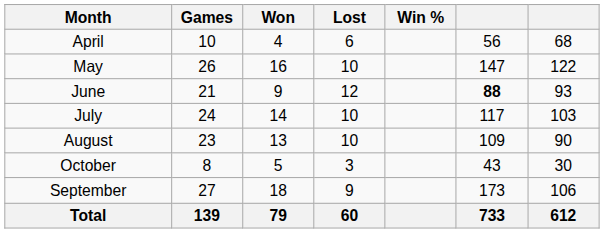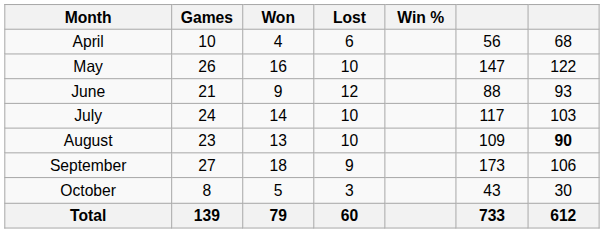(492, 91) bold -> (492, 91) normal
(563, 141) normal -> (563, 141) bold
rows swapped: (88, 190) <-> (88, 166)
